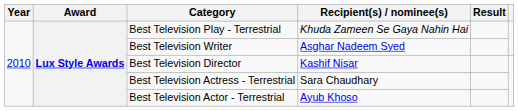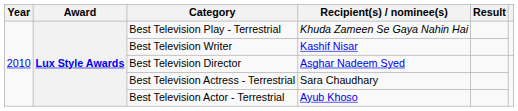(353, 47) Asghar Nadeem Syed -> (329, 47) Kashif Nisar
(329, 64) Kashif Nisar -> (353, 64) Asghar Nadeem Syed
